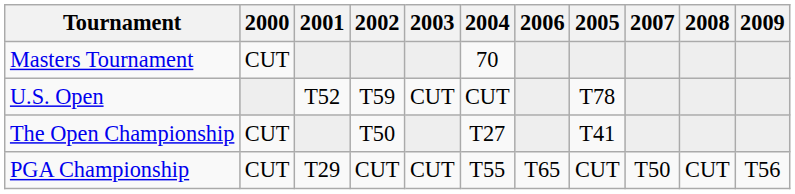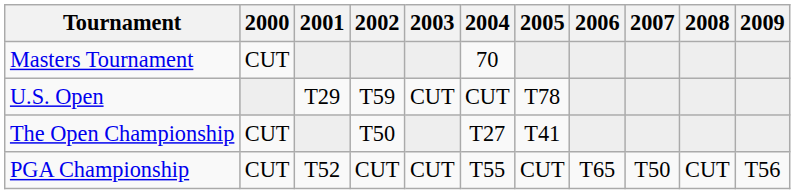columns swapped: (597, 23) <-> (542, 23)
(322, 96) T52 -> (322, 96) T29
(322, 170) T29 -> (322, 170) T52
